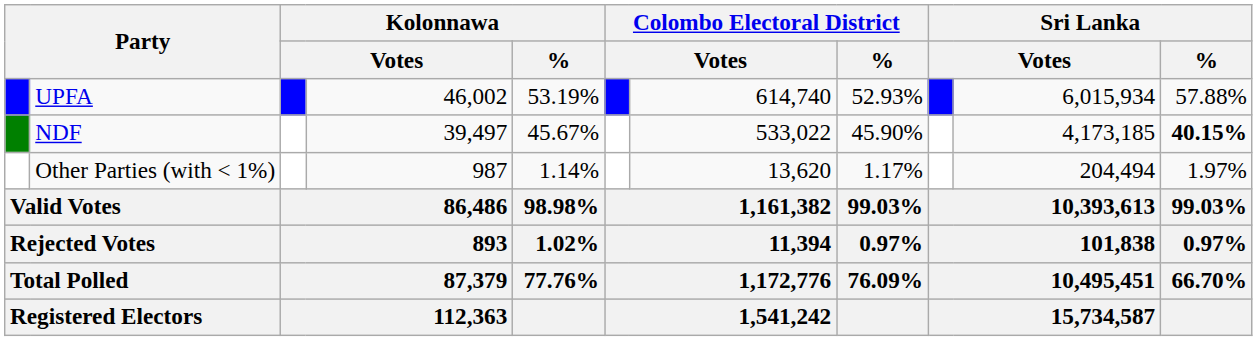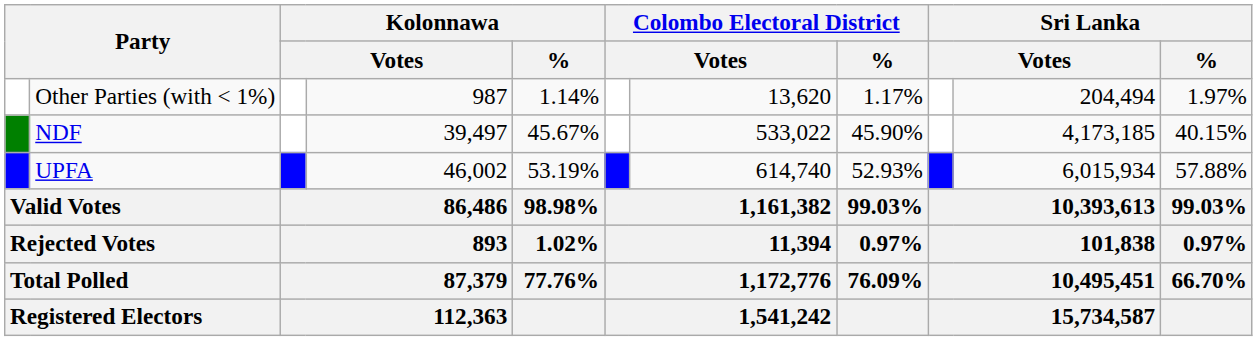rows swapped: (64, 96) <-> (155, 170)
(1209, 133) bold -> (1211, 133) normal
